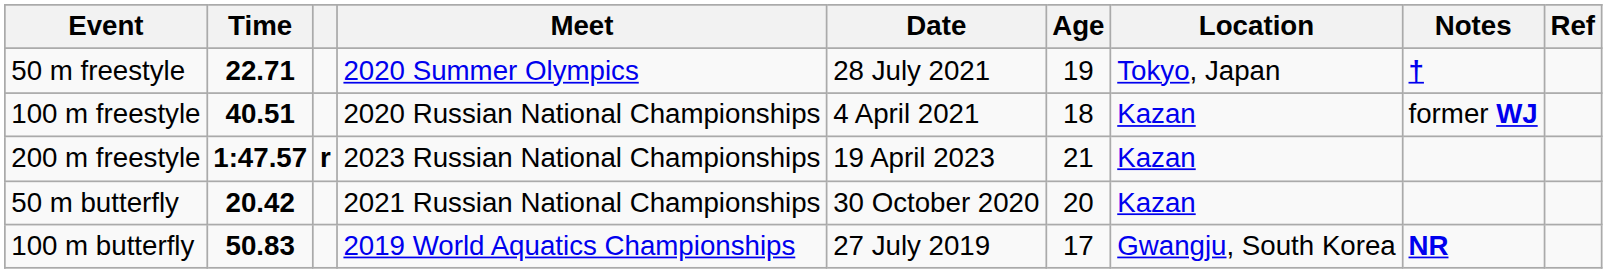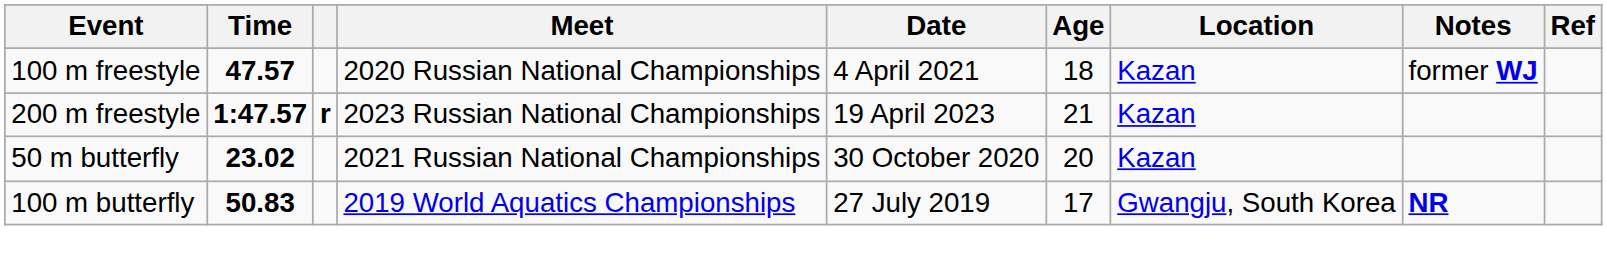- row: (98, 70)
(260, 114) 40.51 -> (260, 70) 47.57
(260, 202) 20.42 -> (260, 158) 23.02
